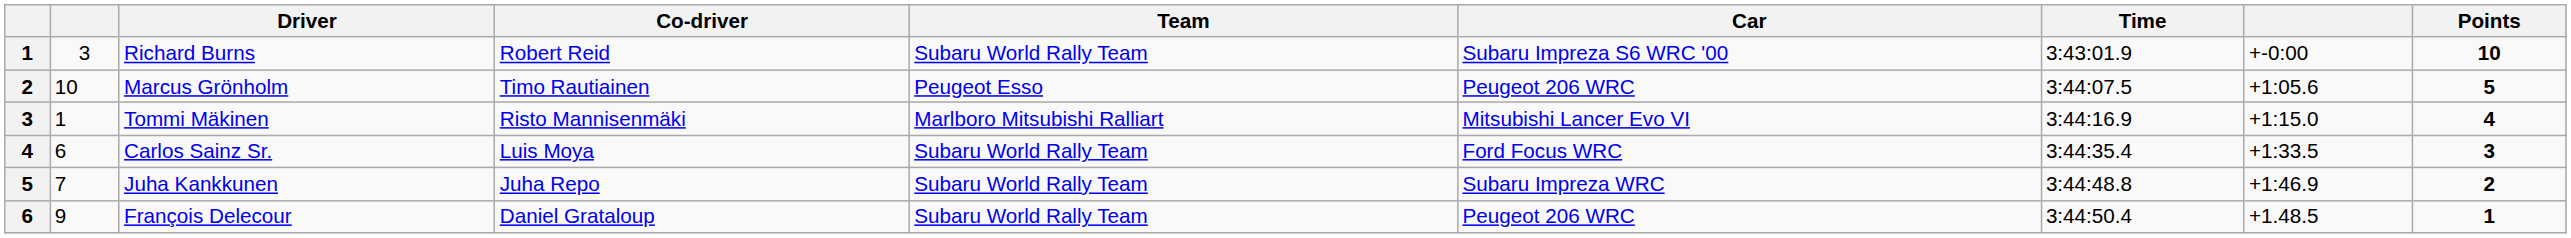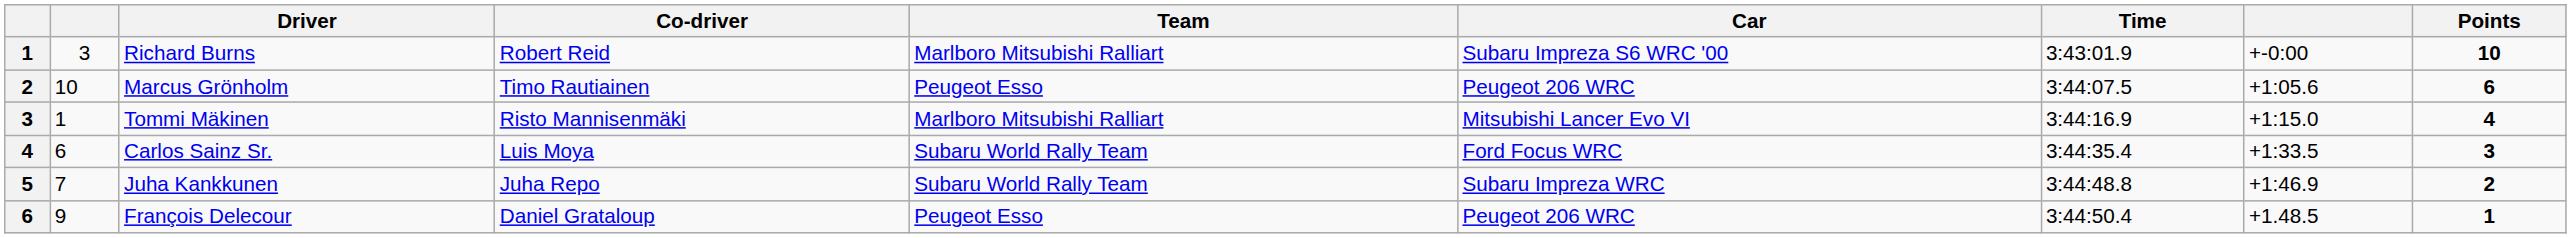(1031, 53) Subaru World Rally Team -> (1039, 53) Marlboro Mitsubishi Ralliart
(2489, 86) 5 -> (2489, 86) 6
(1031, 216) Subaru World Rally Team -> (979, 216) Peugeot Esso
